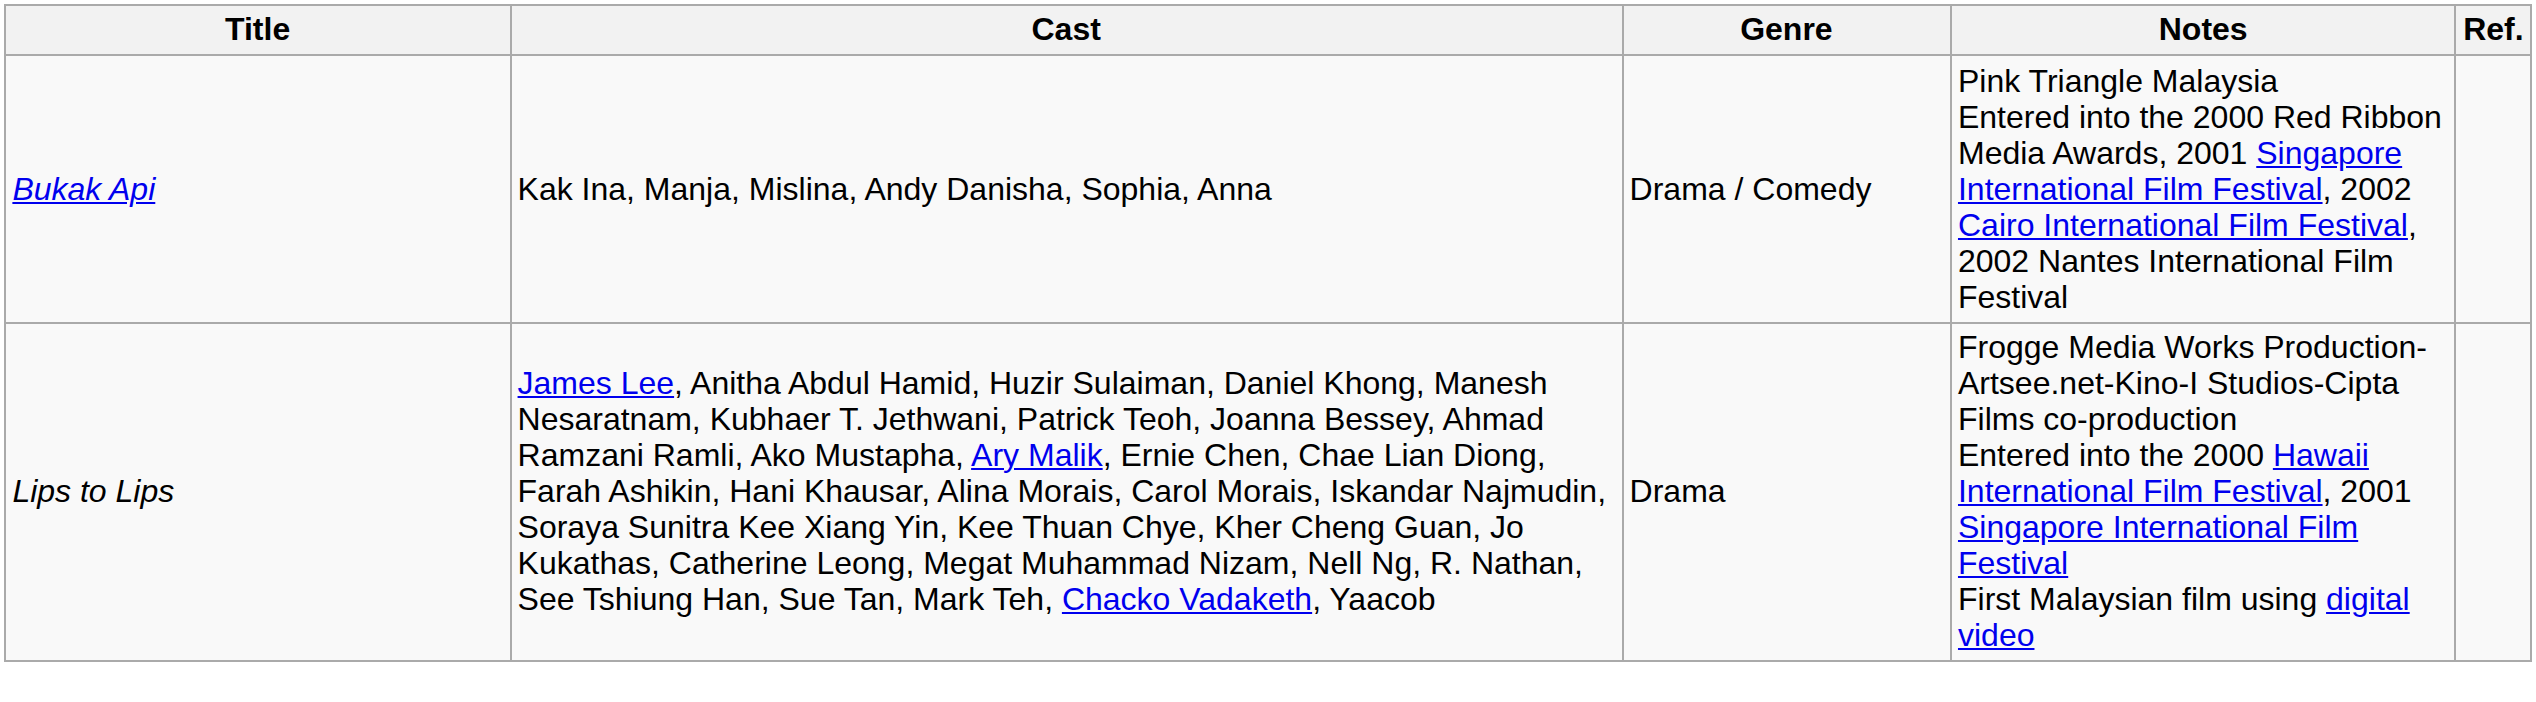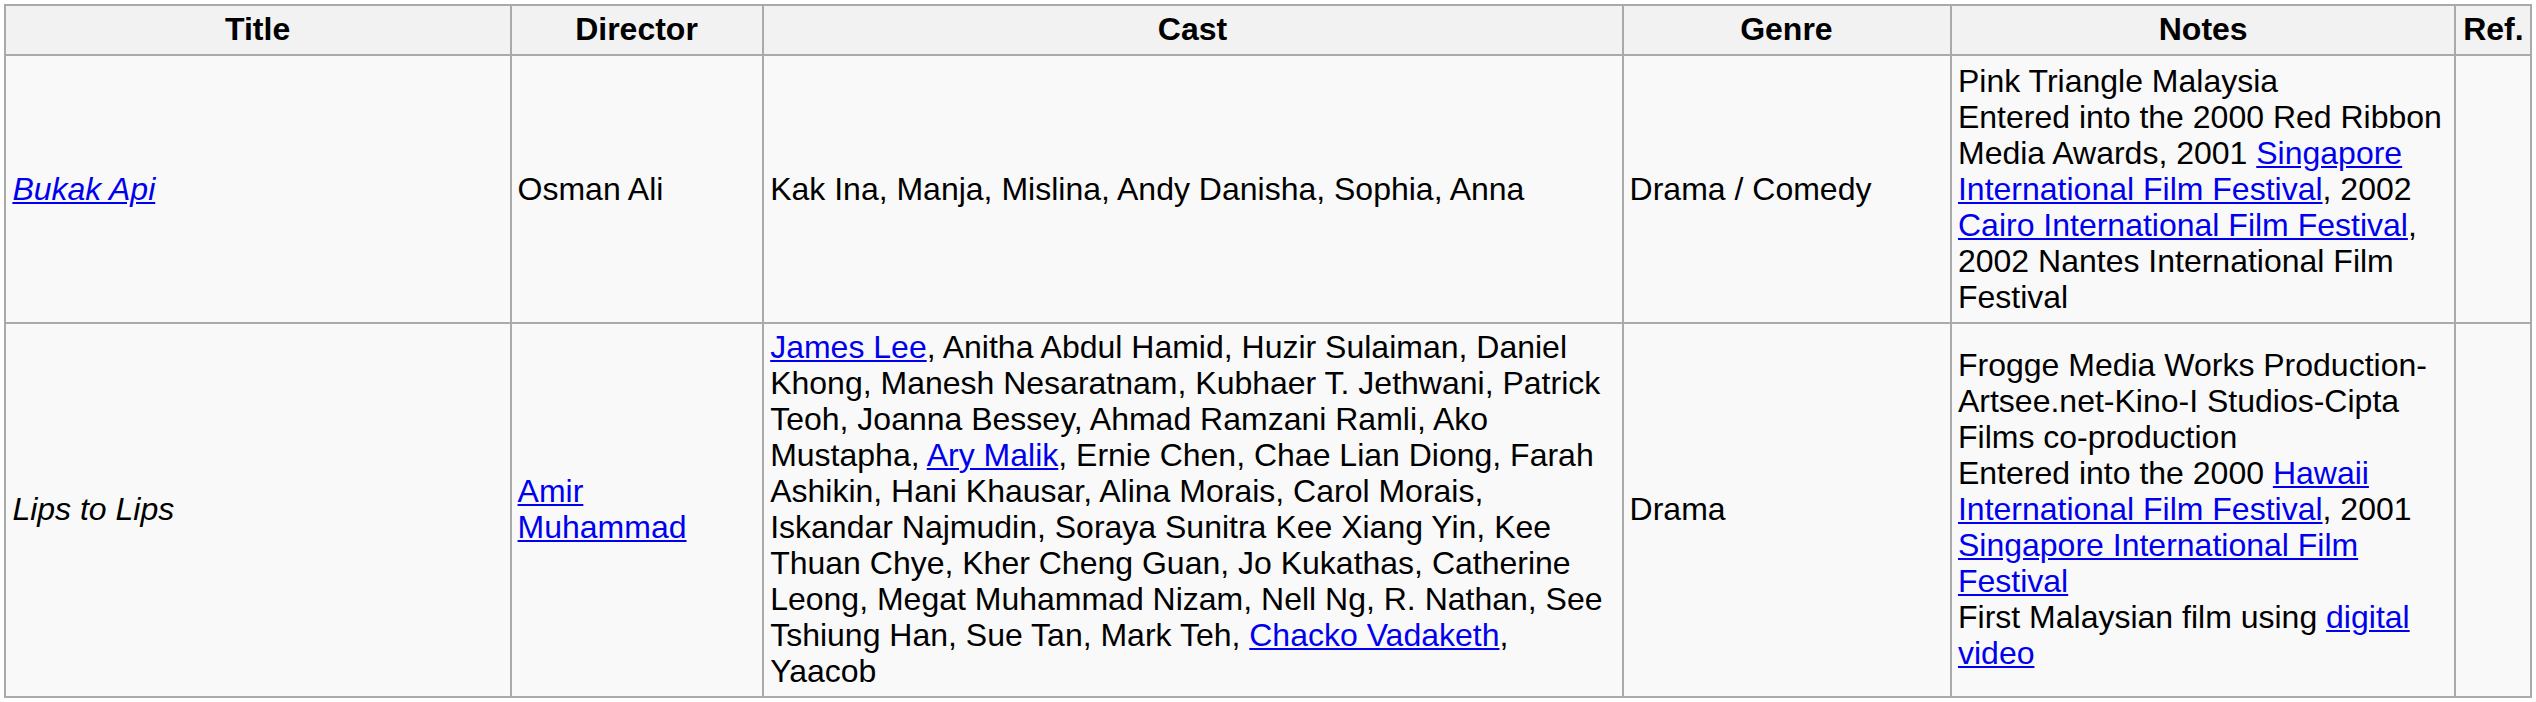+ column: (636, 29)
